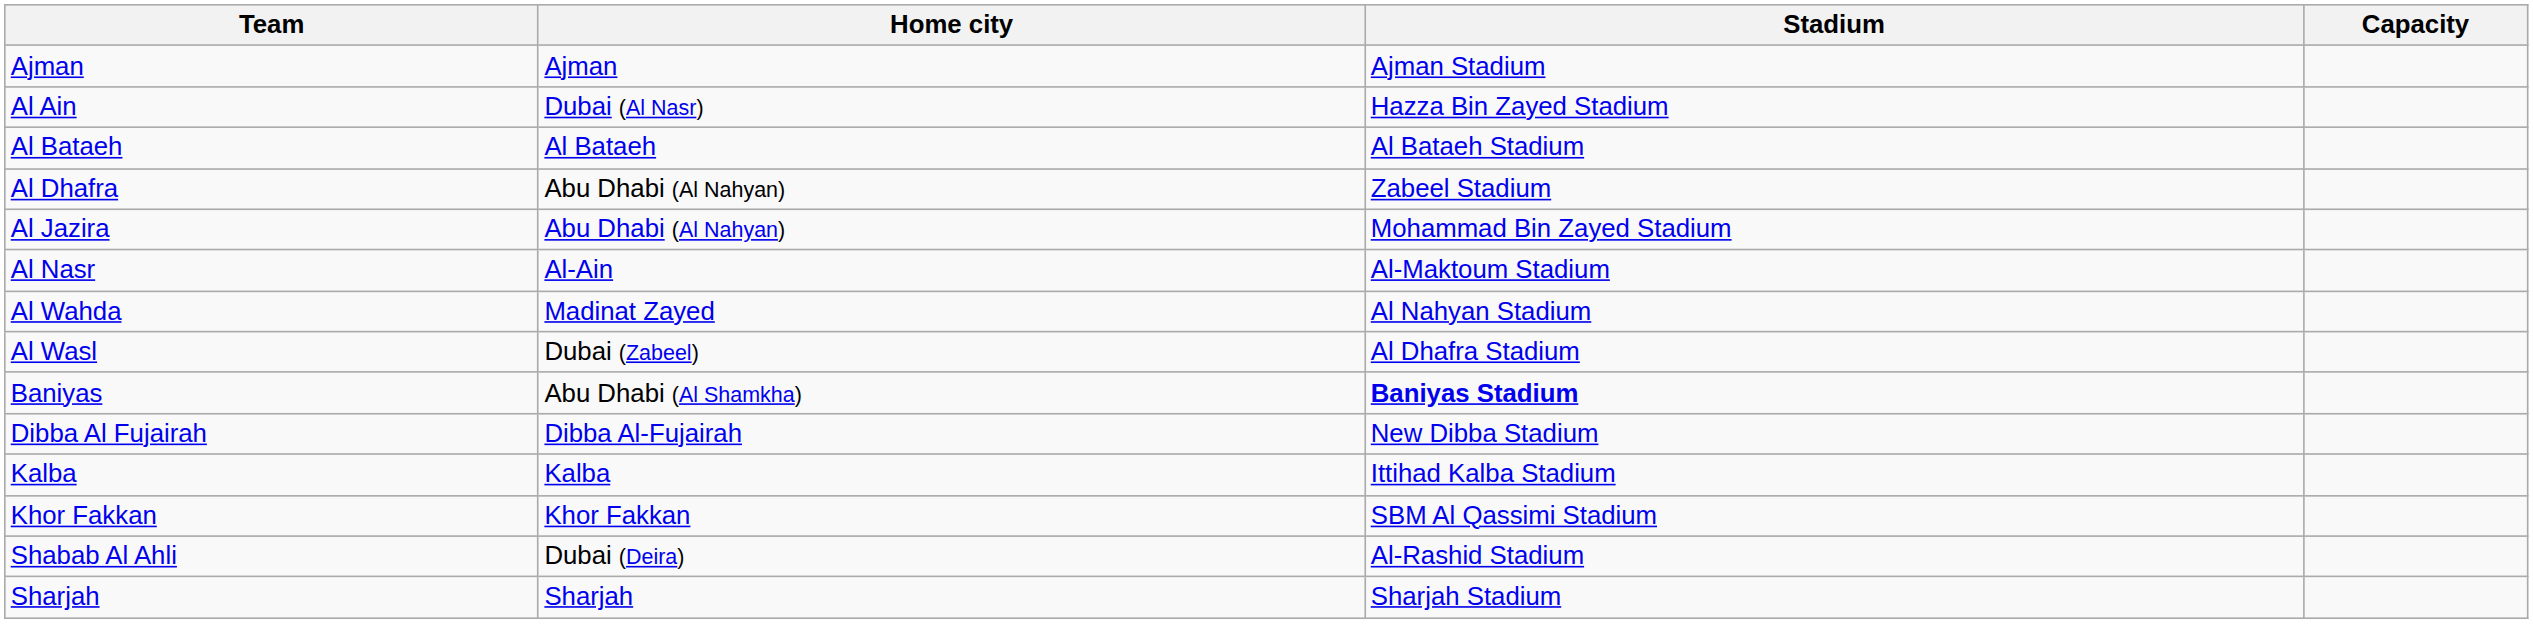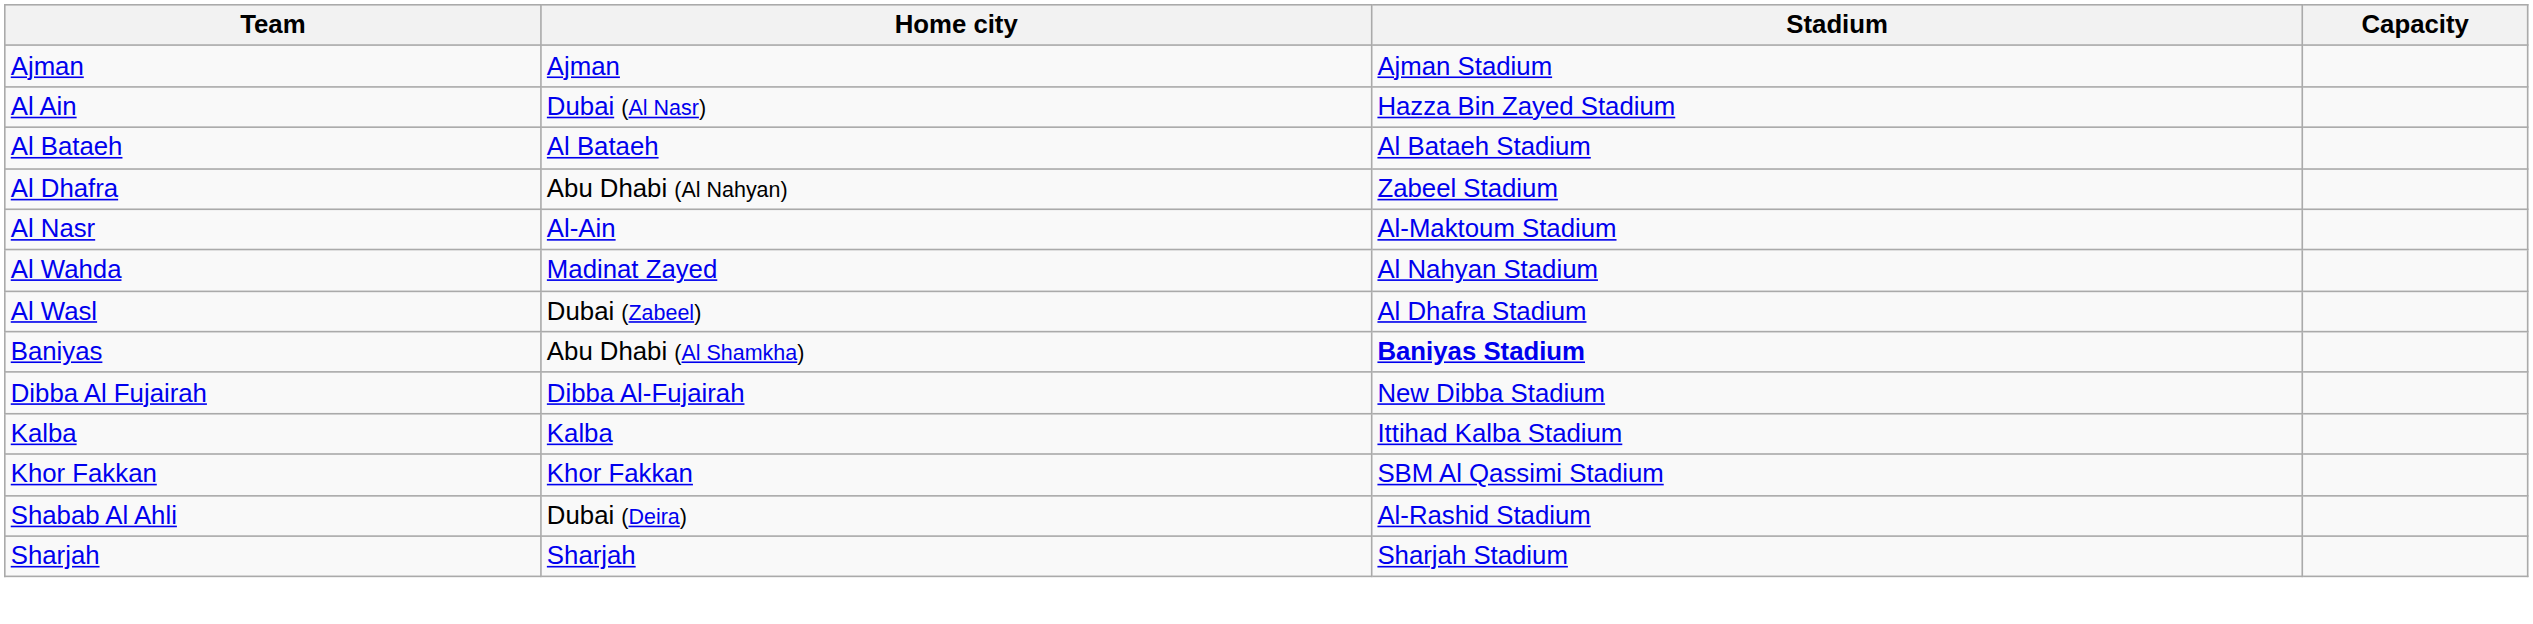- row: (60, 229)
